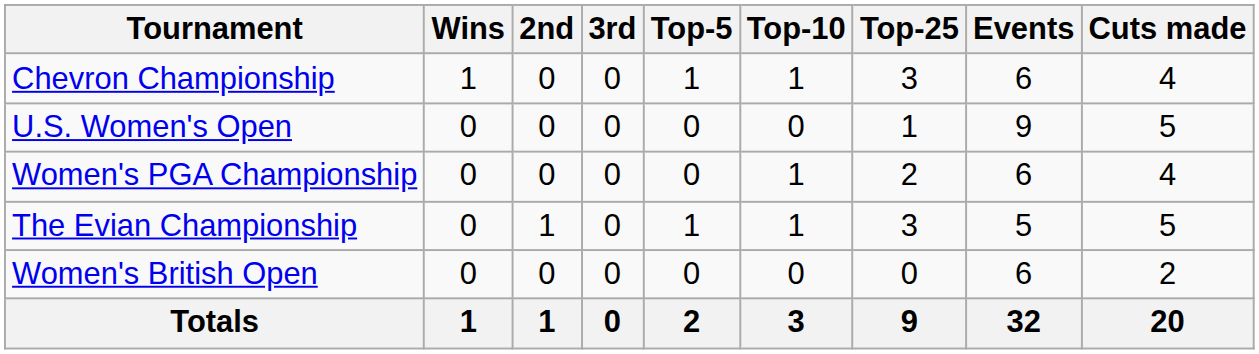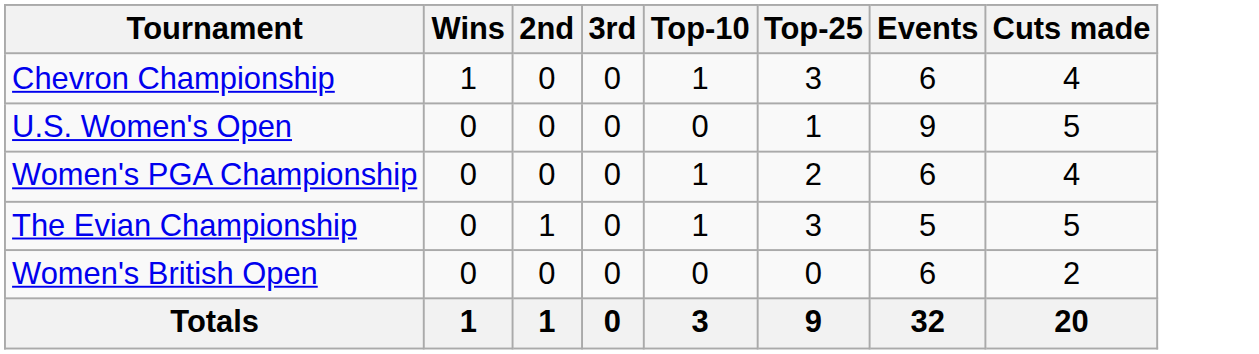- column: (692, 28)
